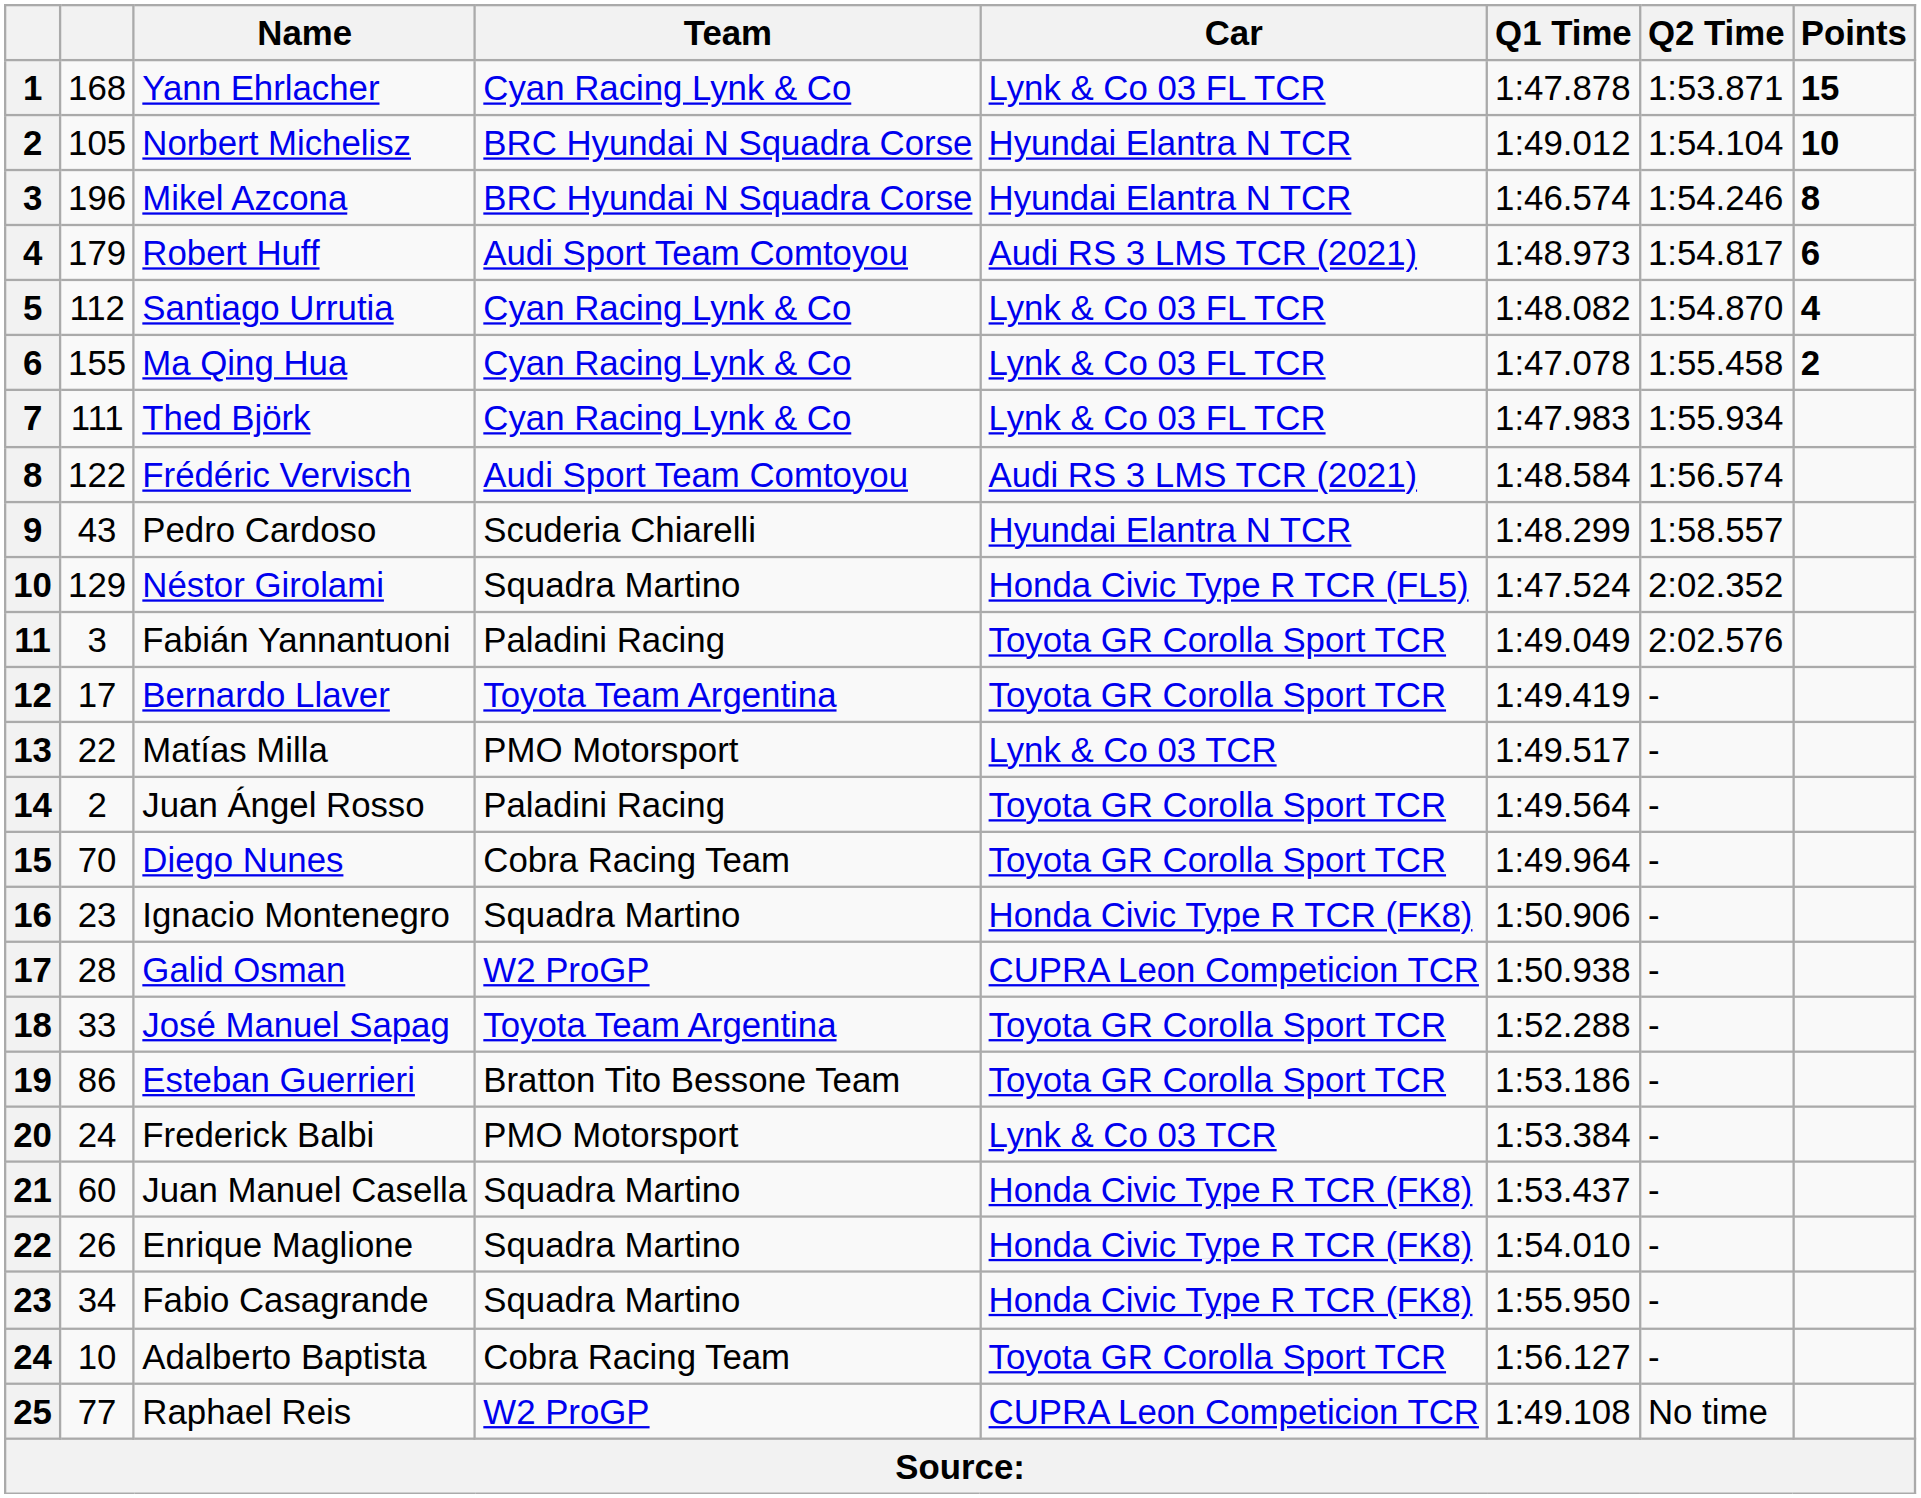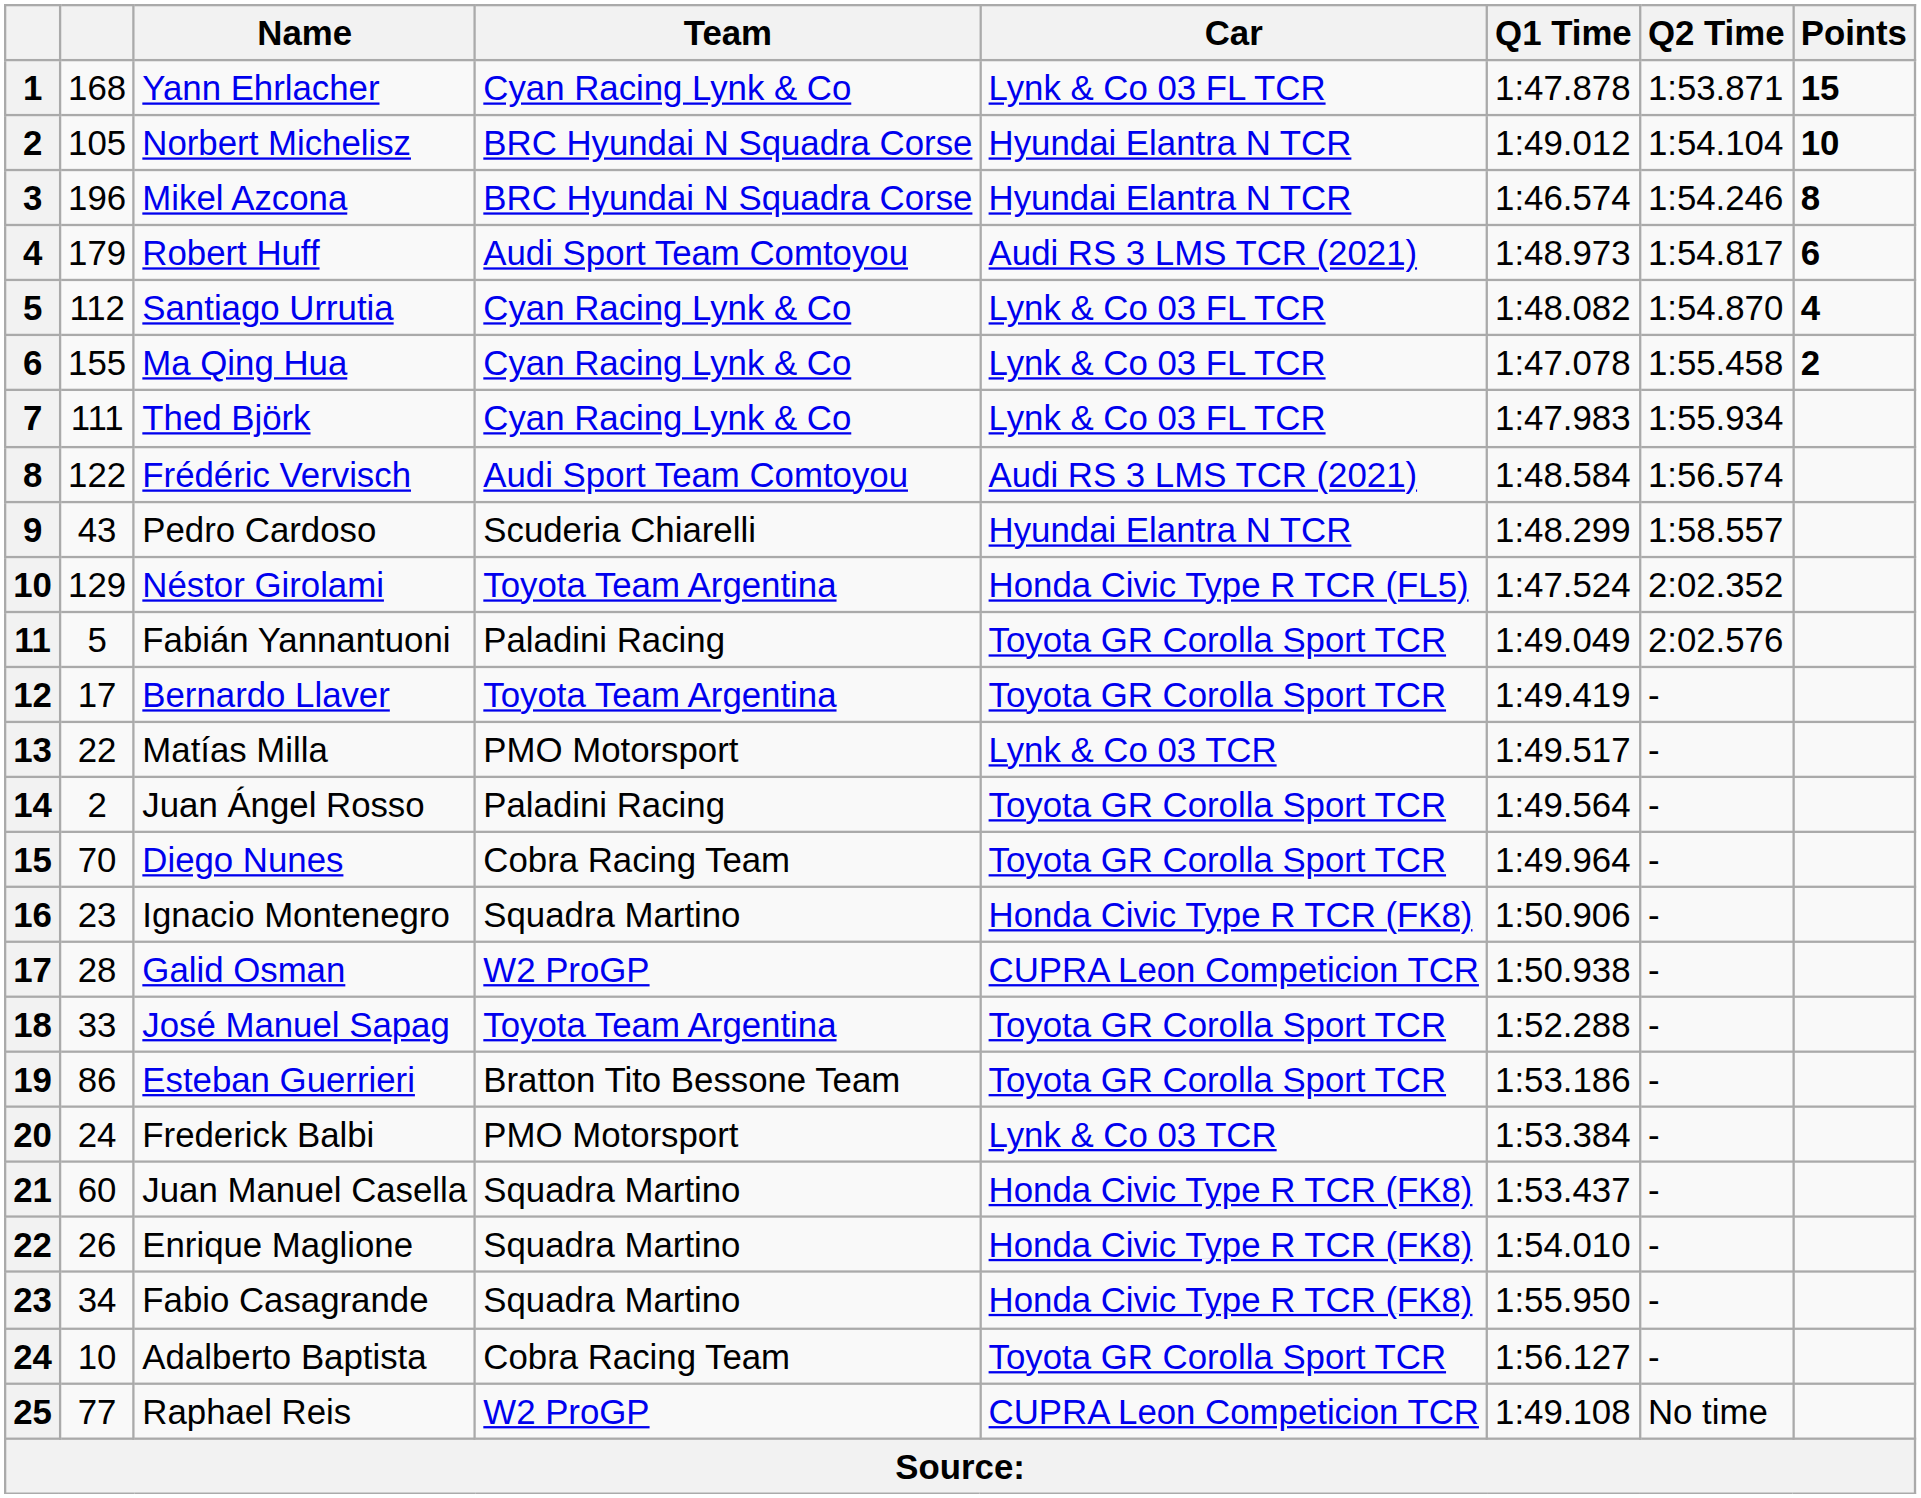(612, 584) Squadra Martino -> (660, 584) Toyota Team Argentina
(97, 639) 3 -> (97, 639) 5
